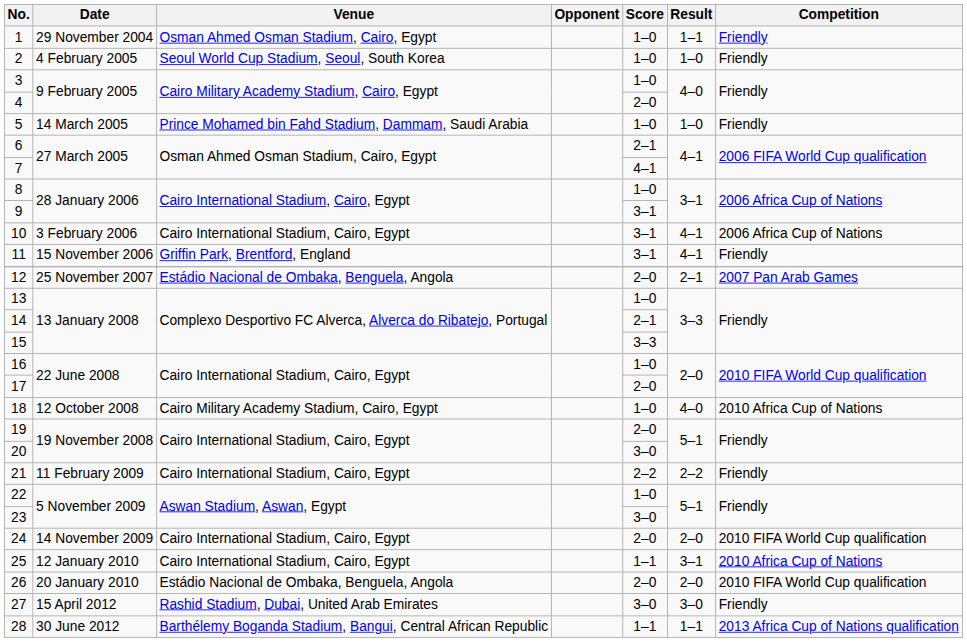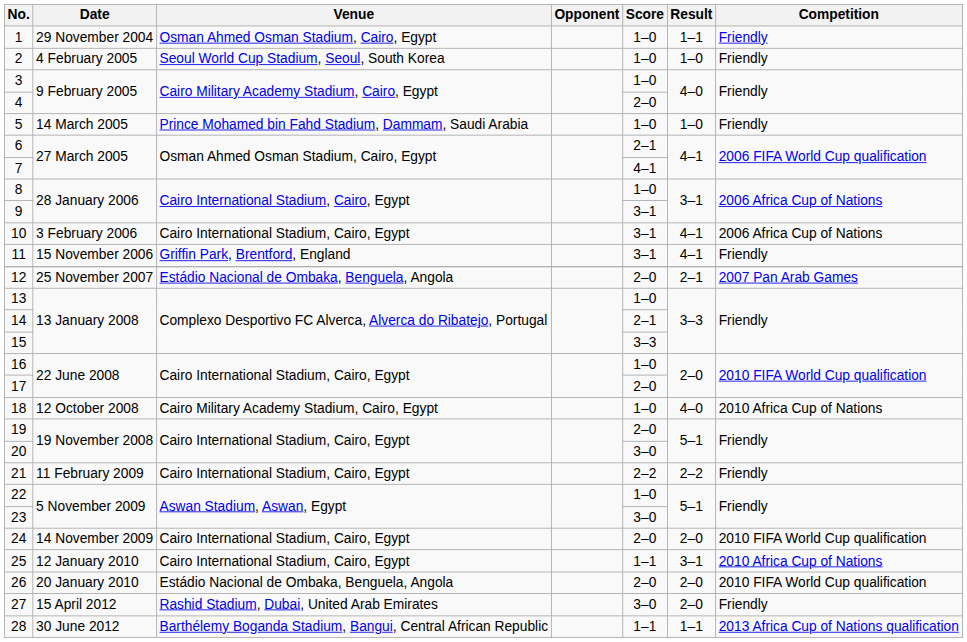(691, 604) 3–0 -> (691, 604) 2–0
